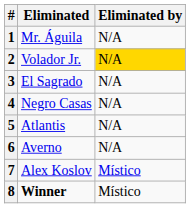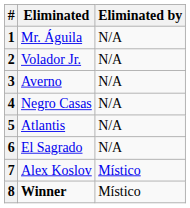(110, 59) gold background -> (110, 59) no background
(52, 81) El Sagrado -> (41, 81) Averno
(41, 147) Averno -> (52, 147) El Sagrado
